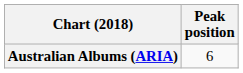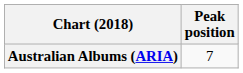(210, 56) 6 -> (210, 56) 7
